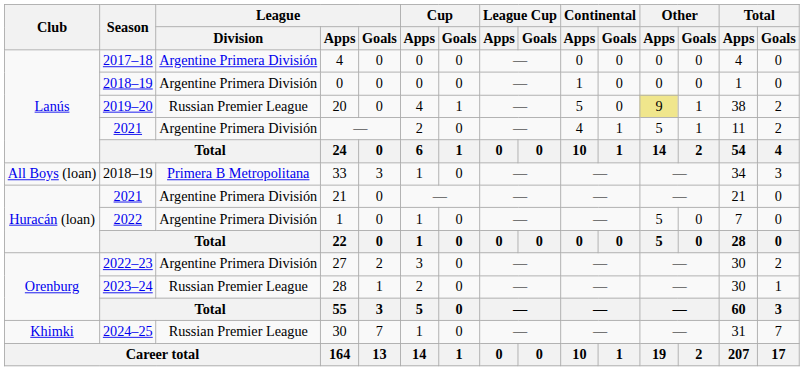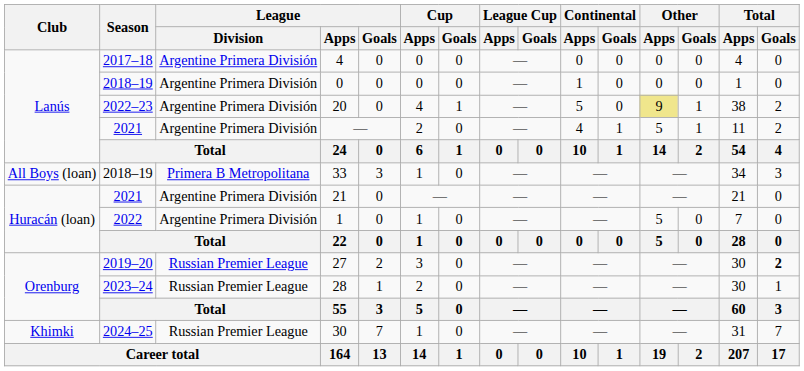(128, 106) 2019–20 -> (128, 106) 2022–23
(238, 106) Russian Premier League -> (238, 106) Argentine Primera División
(128, 264) 2022–23 -> (128, 264) 2019–20
(238, 264) Argentine Primera División -> (238, 264) Russian Premier League
(778, 264) normal -> (778, 264) bold
